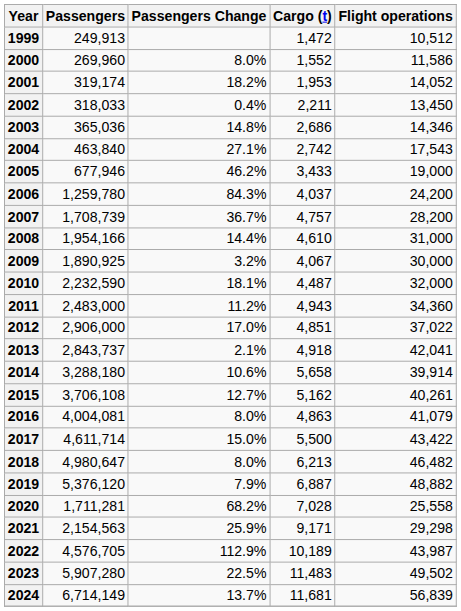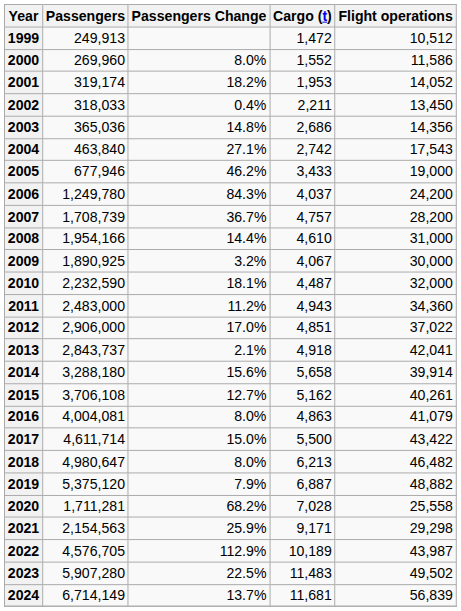(431, 128) 14,346 -> (431, 128) 14,356
(94, 194) 1,259,780 -> (94, 194) 1,249,780
(246, 373) 10.6% -> (246, 373) 15.6%
(94, 484) 5,376,120 -> (94, 484) 5,375,120
